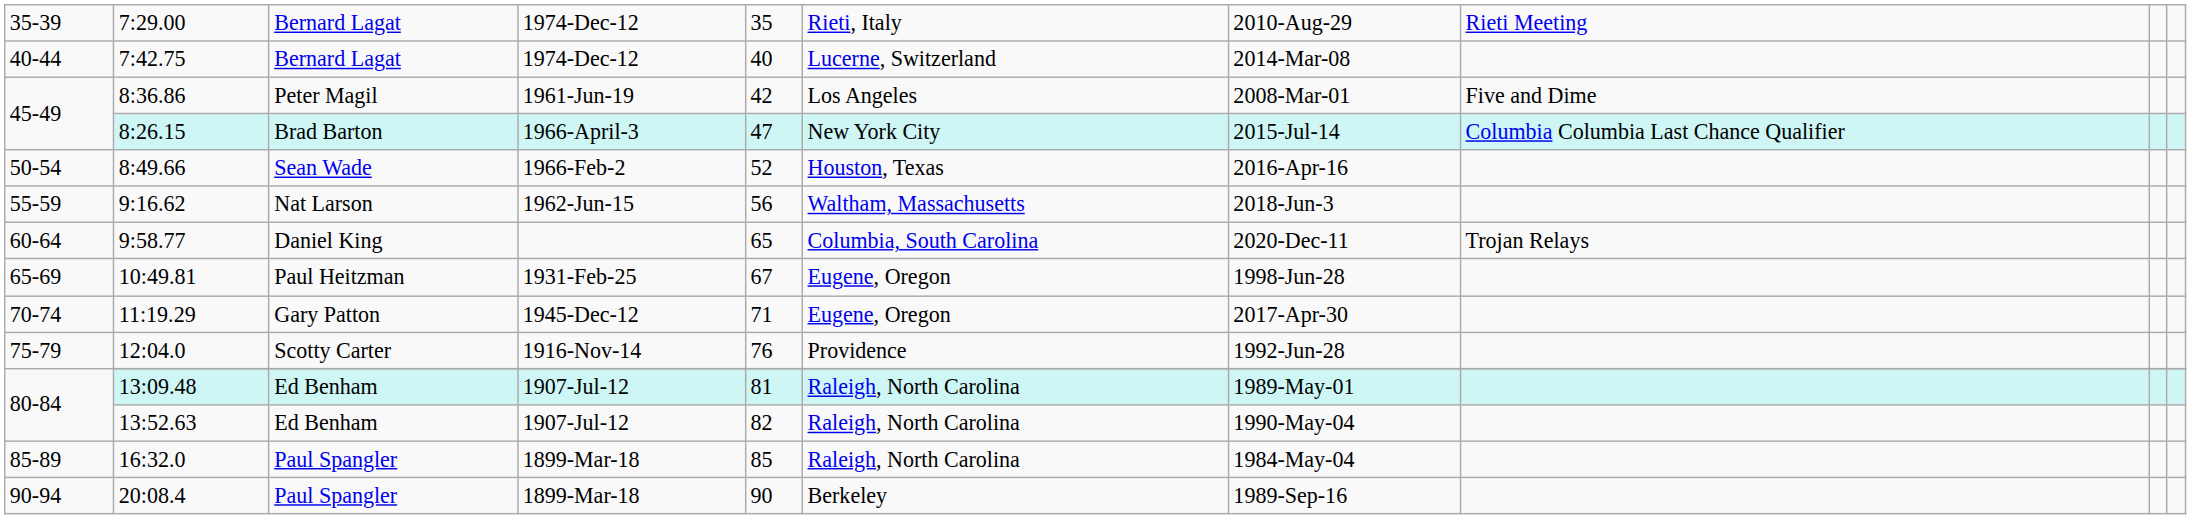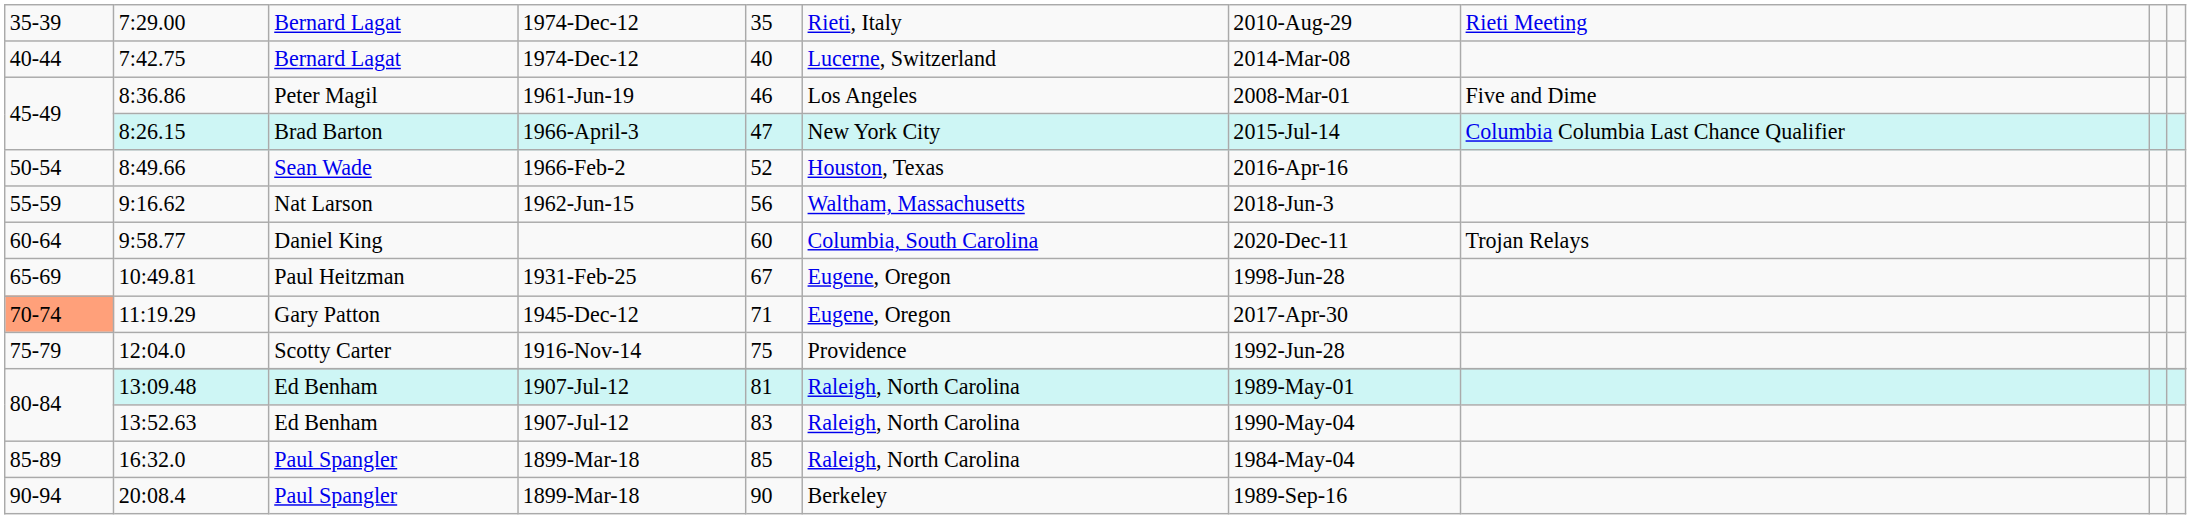(762, 95) 42 -> (762, 95) 46
(762, 240) 65 -> (762, 240) 60
(36, 313) no background -> (36, 313) lightsalmon background
(762, 349) 76 -> (762, 349) 75
(762, 422) 82 -> (762, 422) 83
